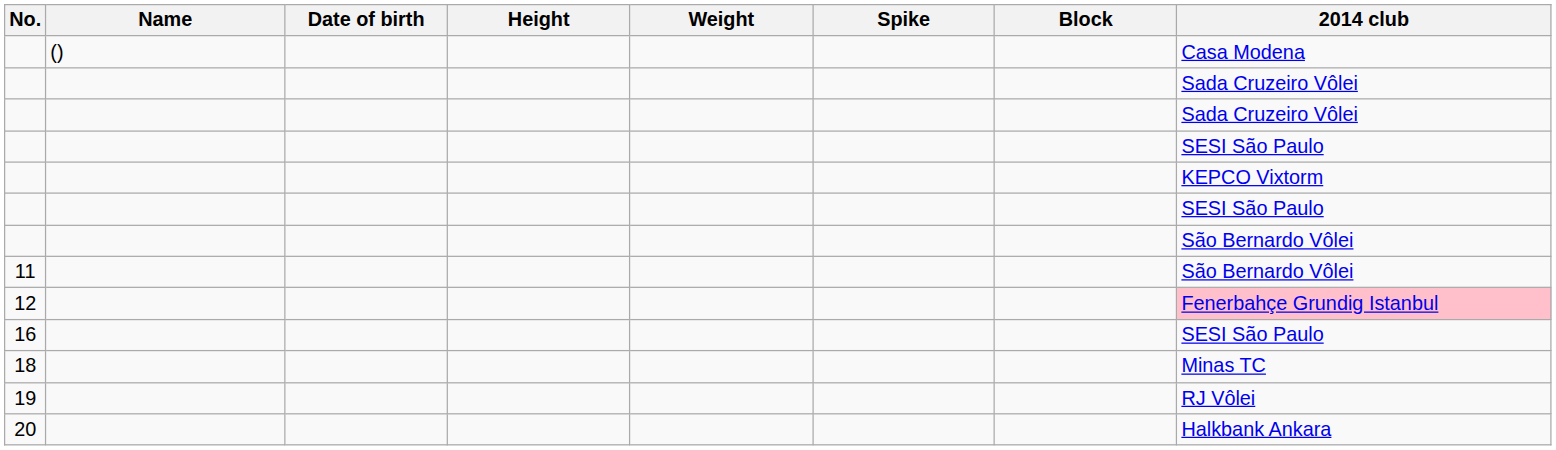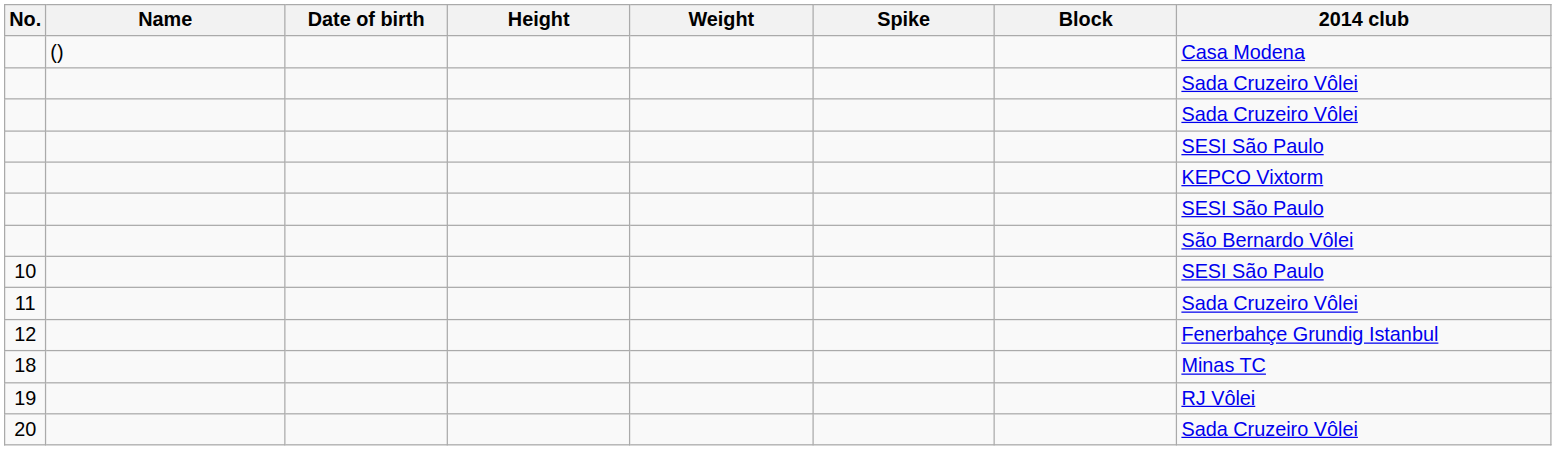+ row: (25, 271)
(1267, 271) São Bernardo Vôlei -> (1270, 303) Sada Cruzeiro Vôlei
(1310, 303) pink background -> (1310, 334) no background
- row: (25, 334)
(1256, 429) Halkbank Ankara -> (1270, 429) Sada Cruzeiro Vôlei
